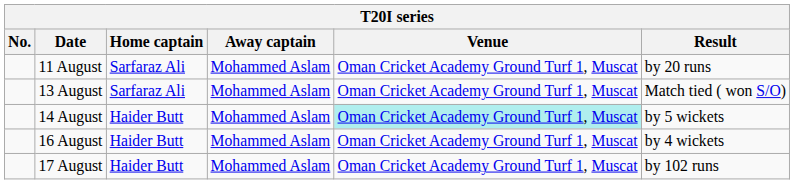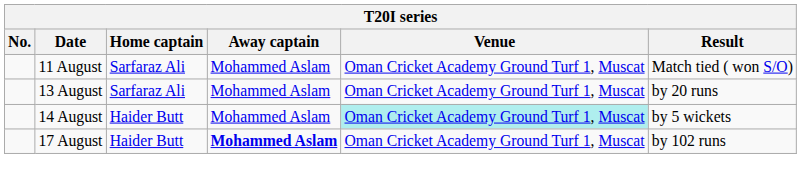(678, 66) by 20 runs -> (722, 66) Match tied ( won S/O)
(715, 91) Match tied ( won S/O) -> (685, 91) by 20 runs
- row: (70, 141)
(270, 166) normal -> (274, 141) bold
